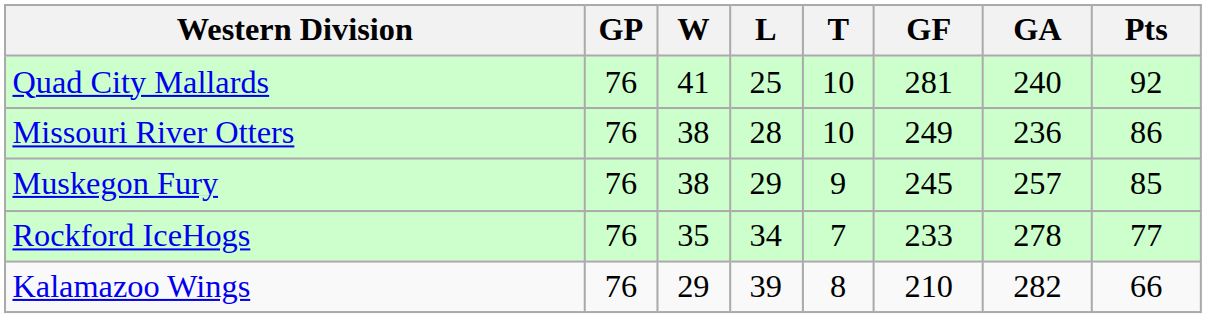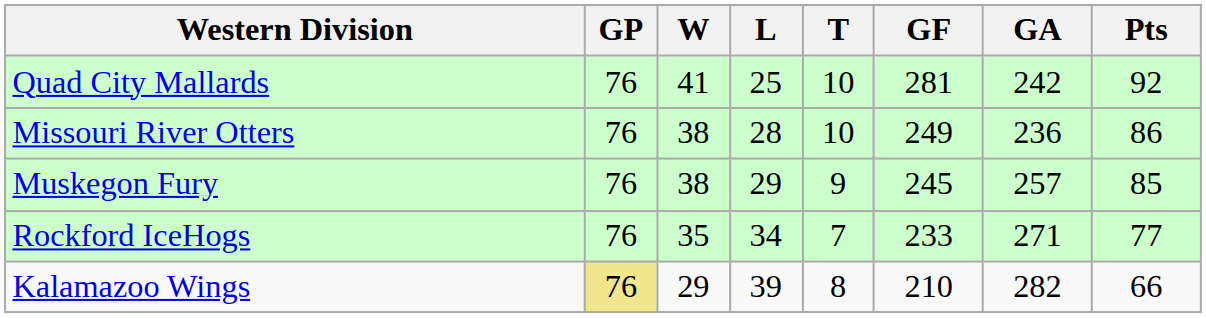(1037, 81) 240 -> (1037, 81) 242
(1037, 235) 278 -> (1037, 235) 271
(621, 286) no background -> (621, 286) khaki background
